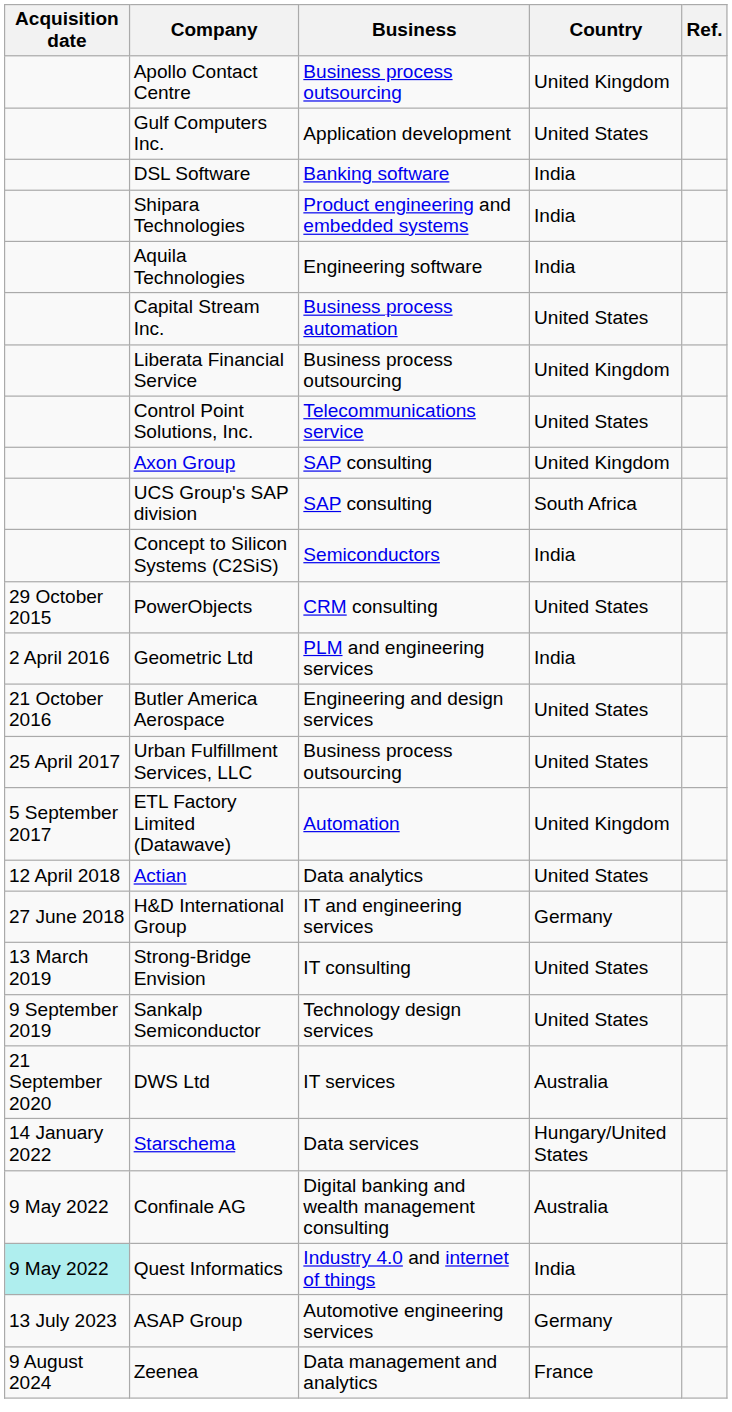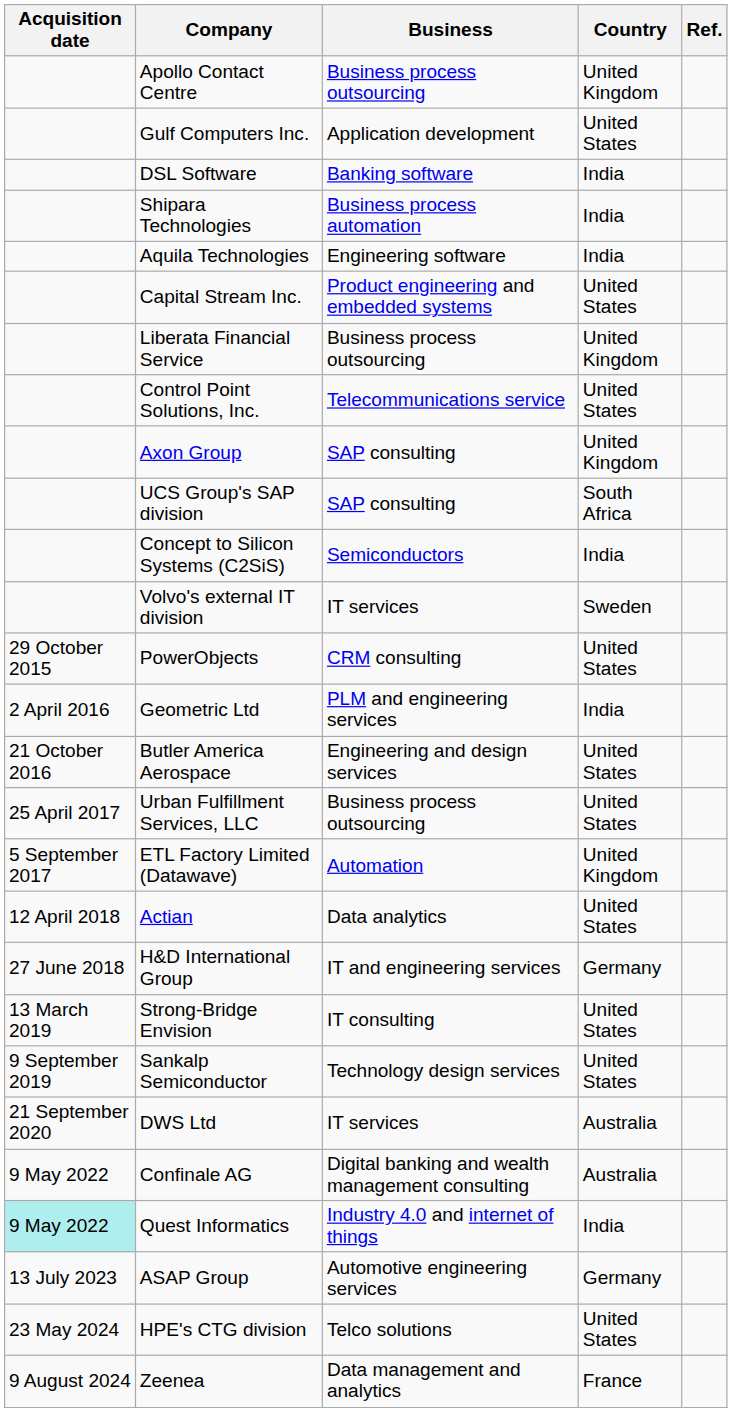(407, 215) Product engineering and embedded systems -> (402, 215) Business process automation
(378, 318) Business process automation -> (431, 297) Product engineering and embedded systems
+ row: (217, 606)
- row: (184, 1144)
+ row: (223, 1329)
